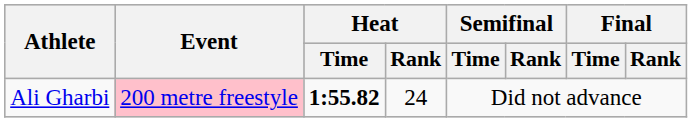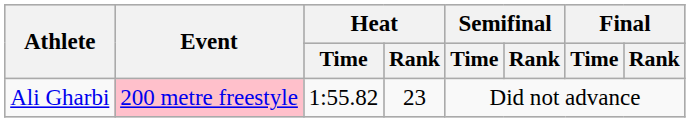(344, 97) bold -> (344, 97) normal
(416, 97) 24 -> (414, 97) 23
